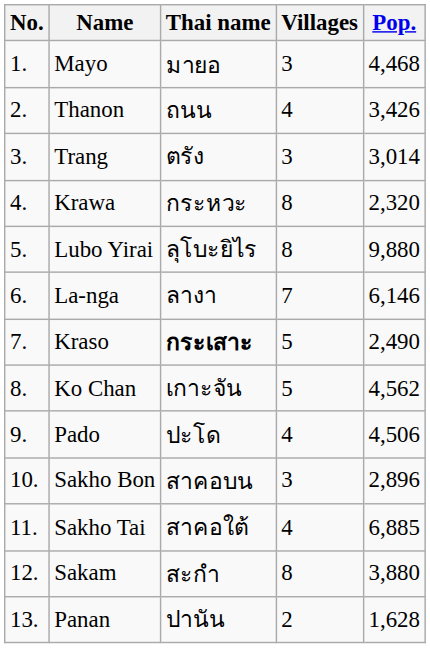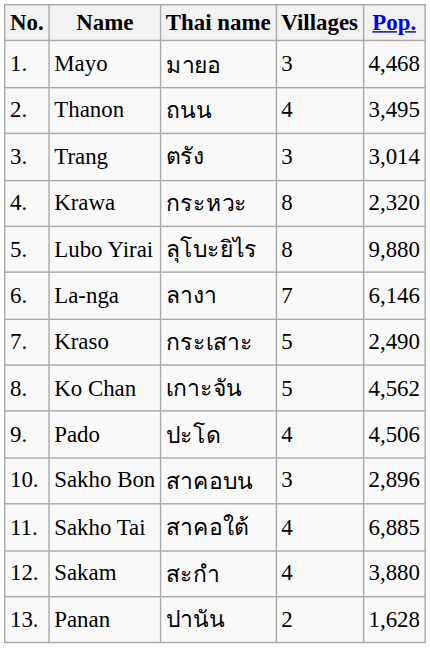(394, 110) 3,426 -> (394, 110) 3,495
(209, 342) bold -> (209, 342) normal
(287, 573) 8 -> (287, 573) 4
